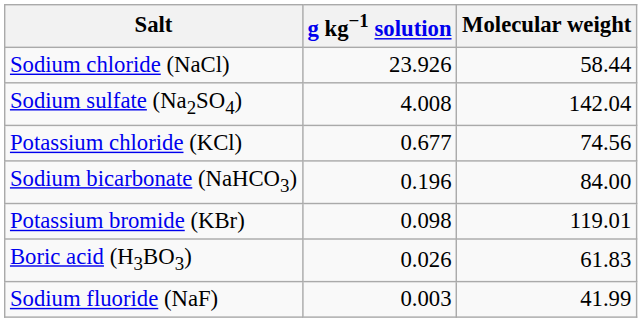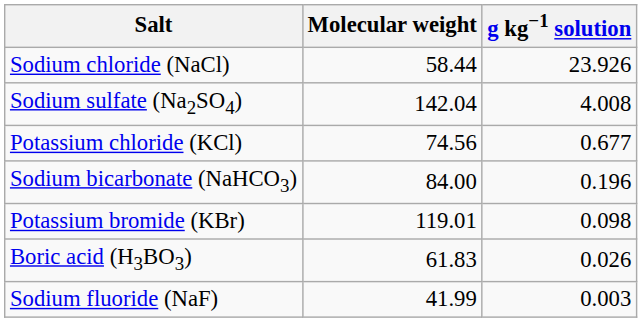columns swapped: (547, 25) <-> (380, 25)
